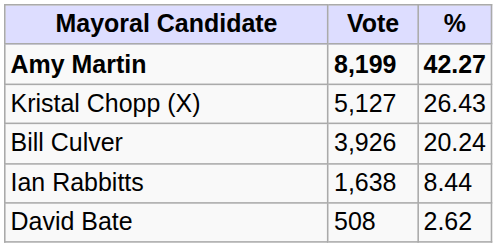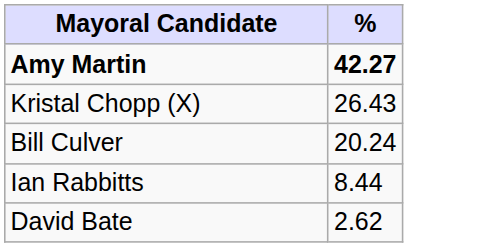- column: (373, 24)
